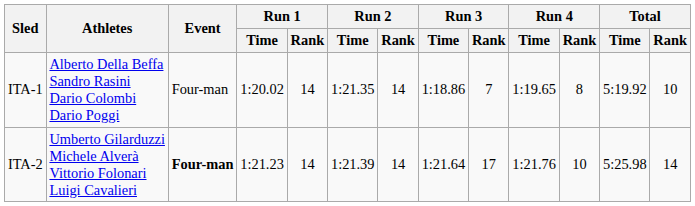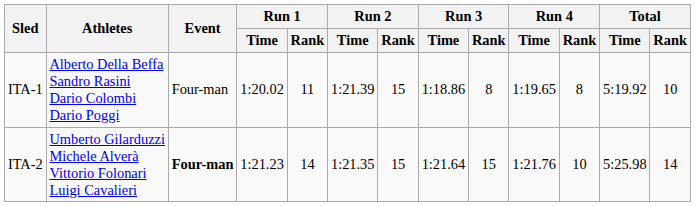(307, 89) 14 -> (307, 89) 11
(353, 89) 1:21.35 -> (353, 89) 1:21.39
(398, 89) 14 -> (398, 89) 15
(489, 89) 7 -> (489, 89) 8
(353, 164) 1:21.39 -> (353, 164) 1:21.35
(398, 164) 14 -> (398, 164) 15
(489, 164) 17 -> (489, 164) 15
